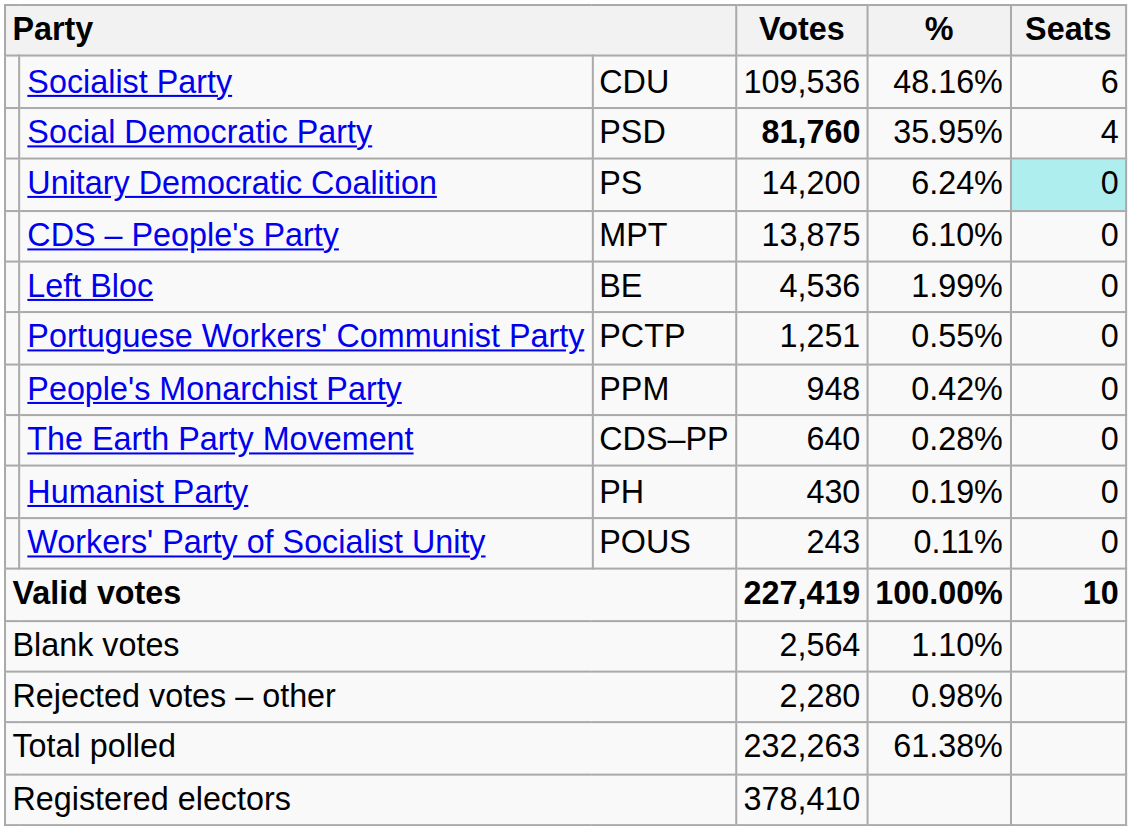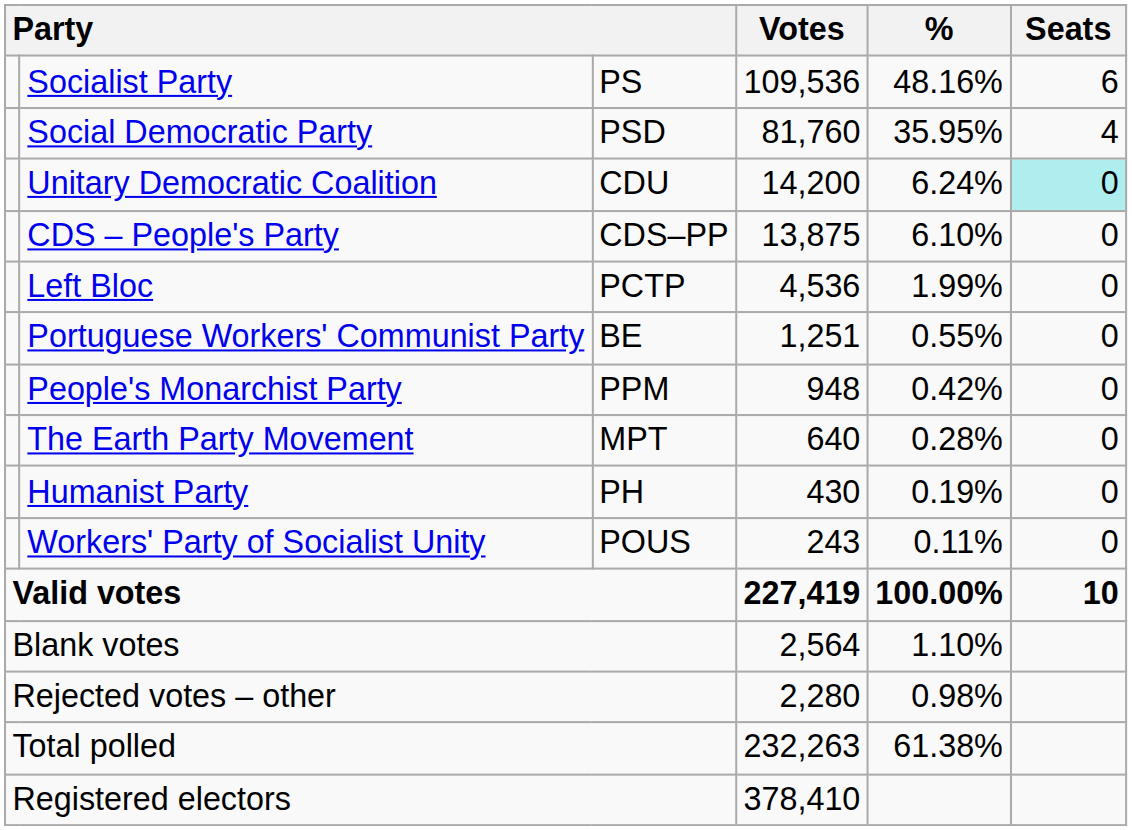(634, 81) CDU -> (621, 81) PS
(811, 132) bold -> (811, 132) normal
(621, 183) PS -> (634, 183) CDU
(633, 235) MPT -> (664, 235) CDS–PP
(621, 286) BE -> (642, 286) PCTP
(642, 337) PCTP -> (621, 337) BE
(664, 440) CDS–PP -> (633, 440) MPT
